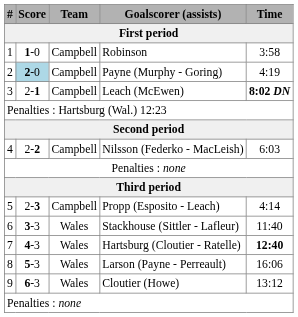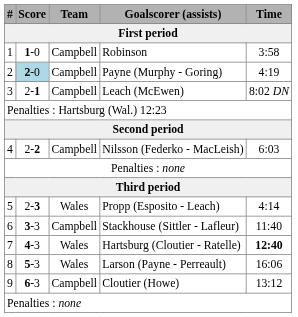(270, 91) bold -> (269, 91) normal
(74, 206) Campbell -> (74, 206) Wales
(74, 225) Wales -> (74, 225) Campbell
(74, 283) Wales -> (74, 283) Campbell
